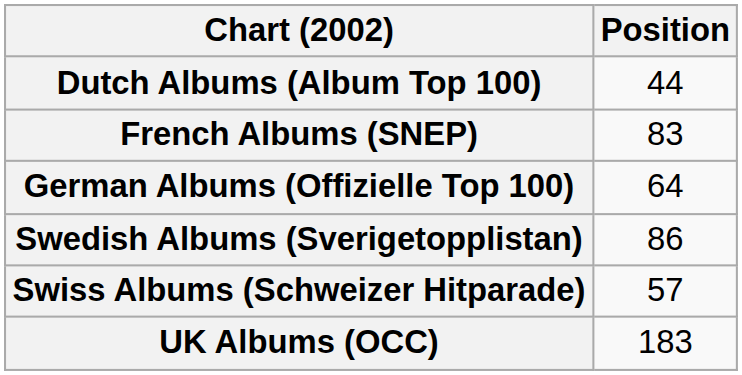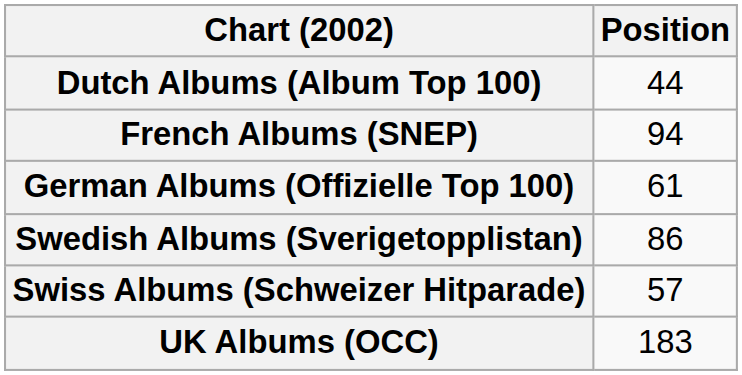(665, 134) 83 -> (665, 134) 94
(665, 186) 64 -> (665, 186) 61
